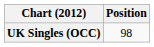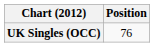(126, 32) 98 -> (126, 32) 76
